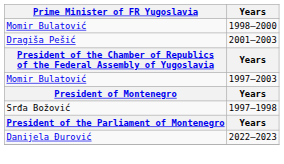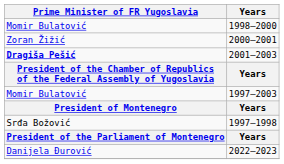+ row: (253, 40)
(41, 40) normal -> (41, 55) bold
